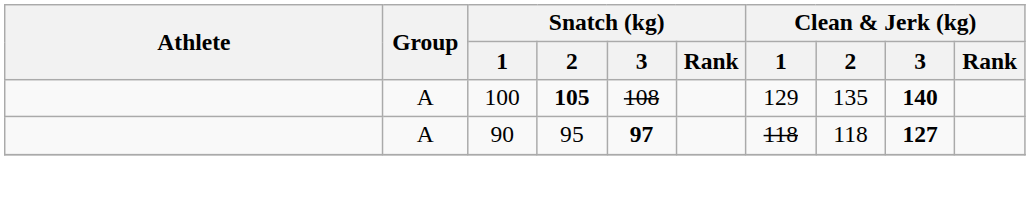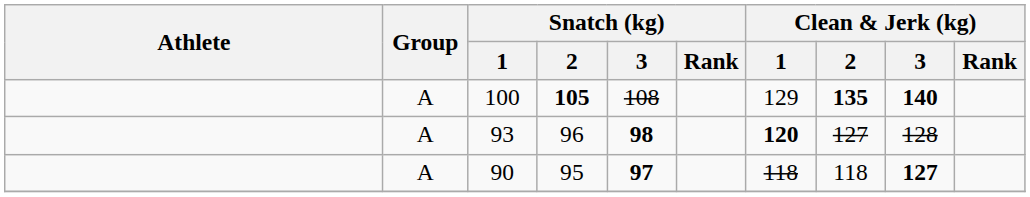(850, 97) normal -> (850, 97) bold
+ row: (502, 135)
